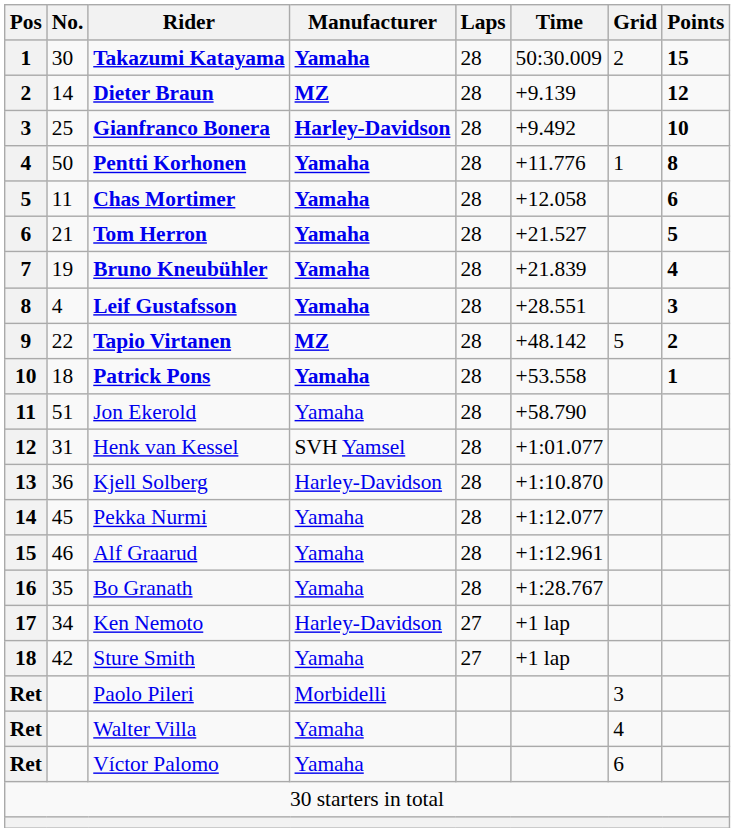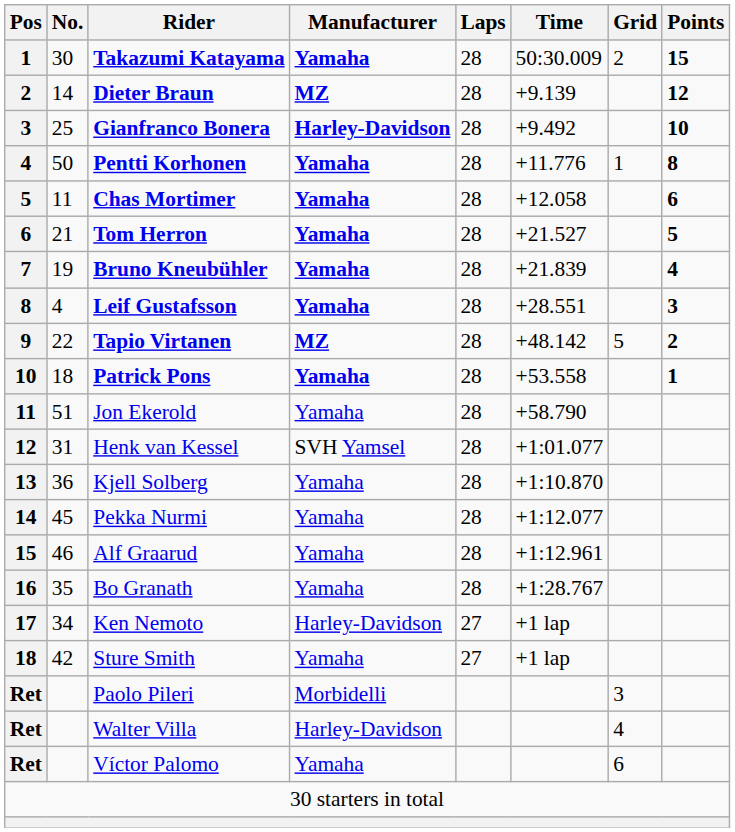(368, 481) Harley-Davidson -> (329, 481) Yamaha
(329, 729) Yamaha -> (368, 729) Harley-Davidson
